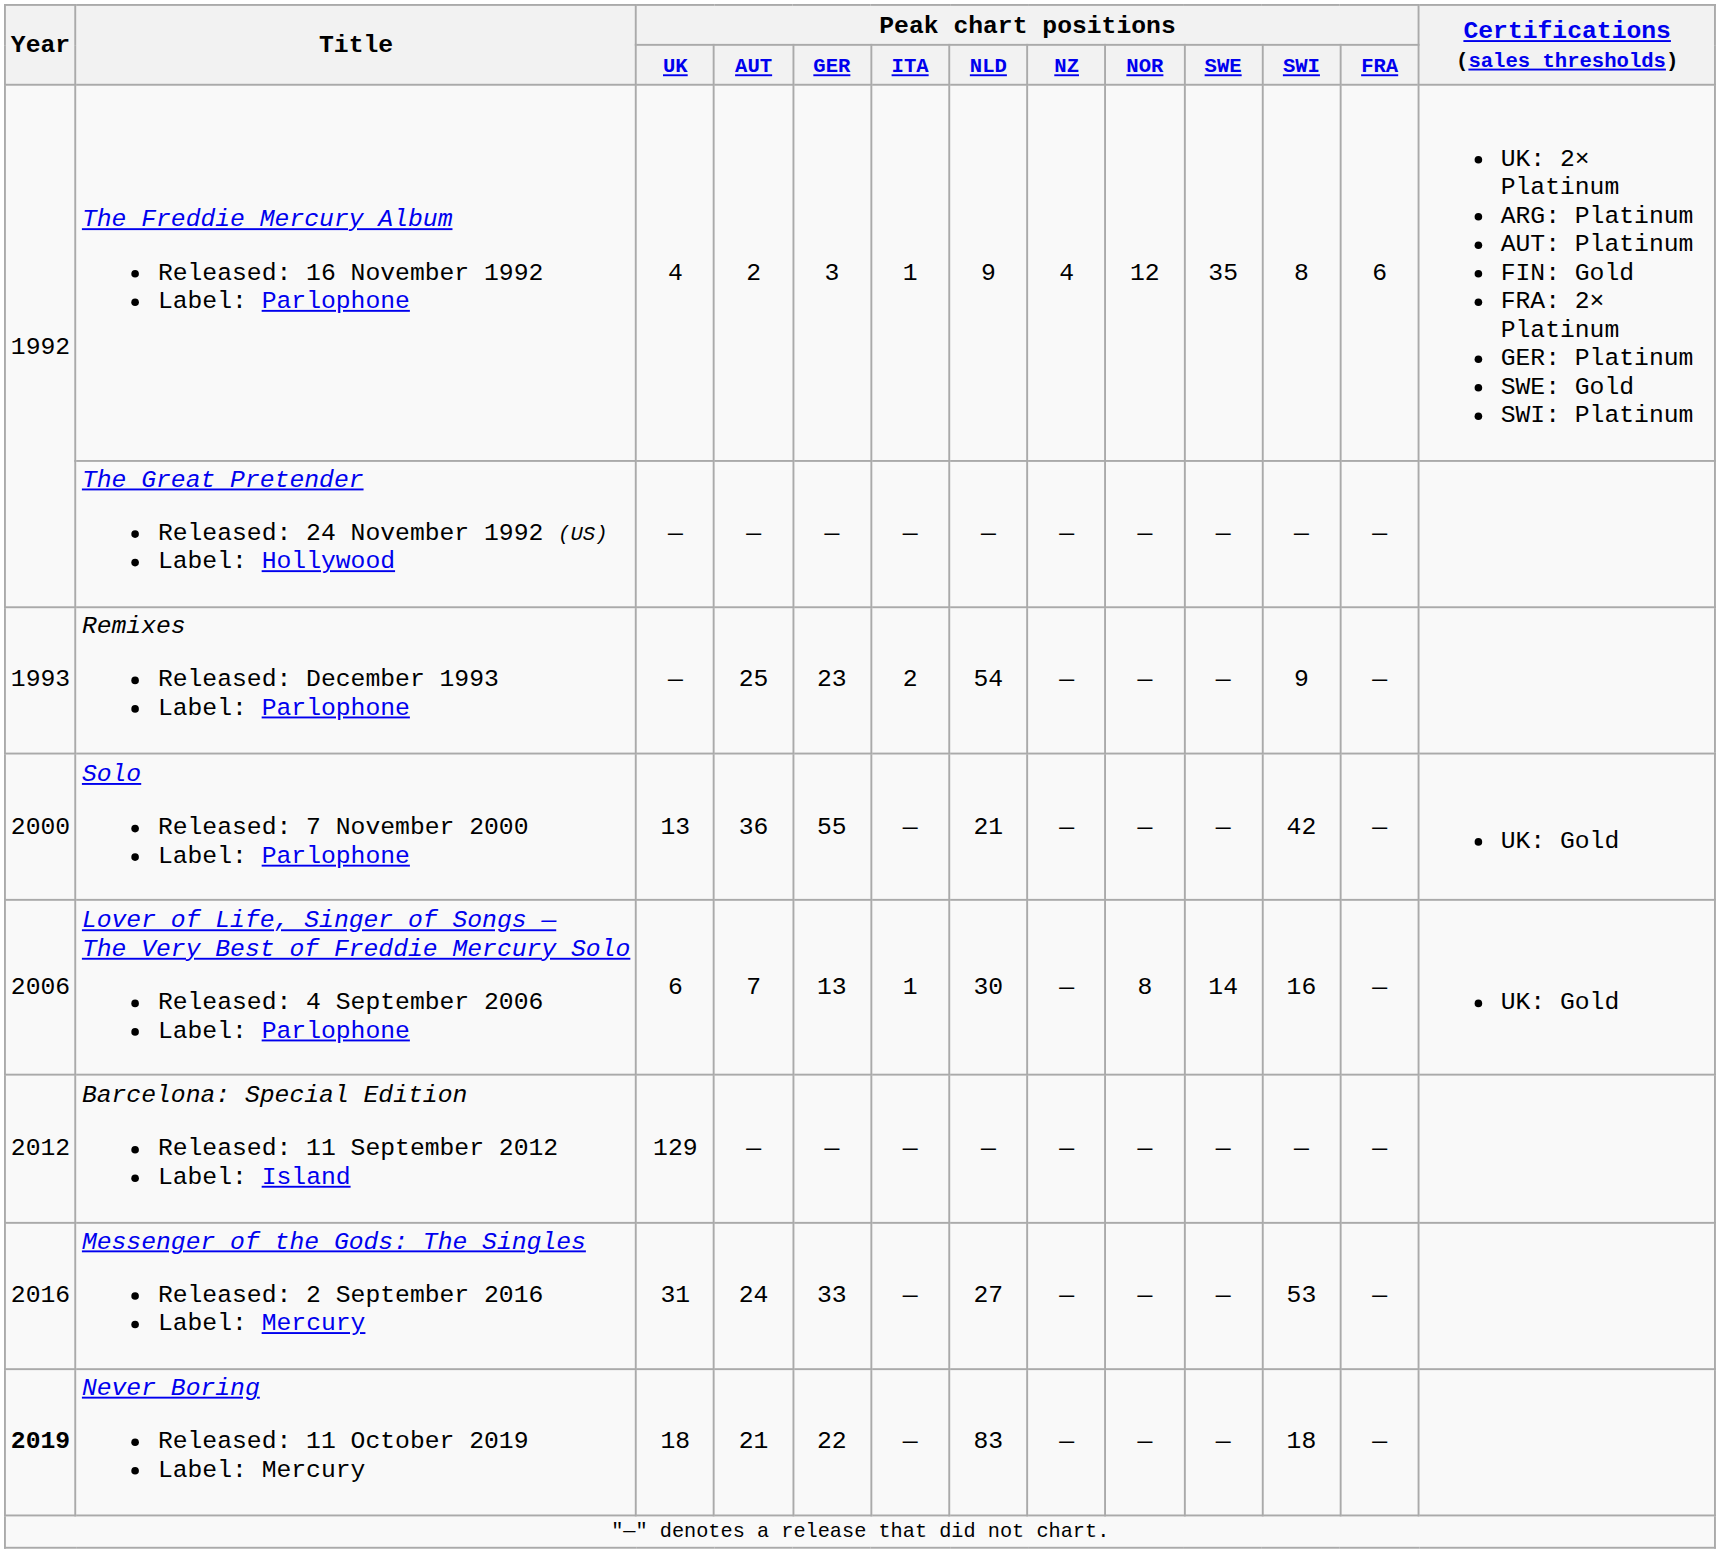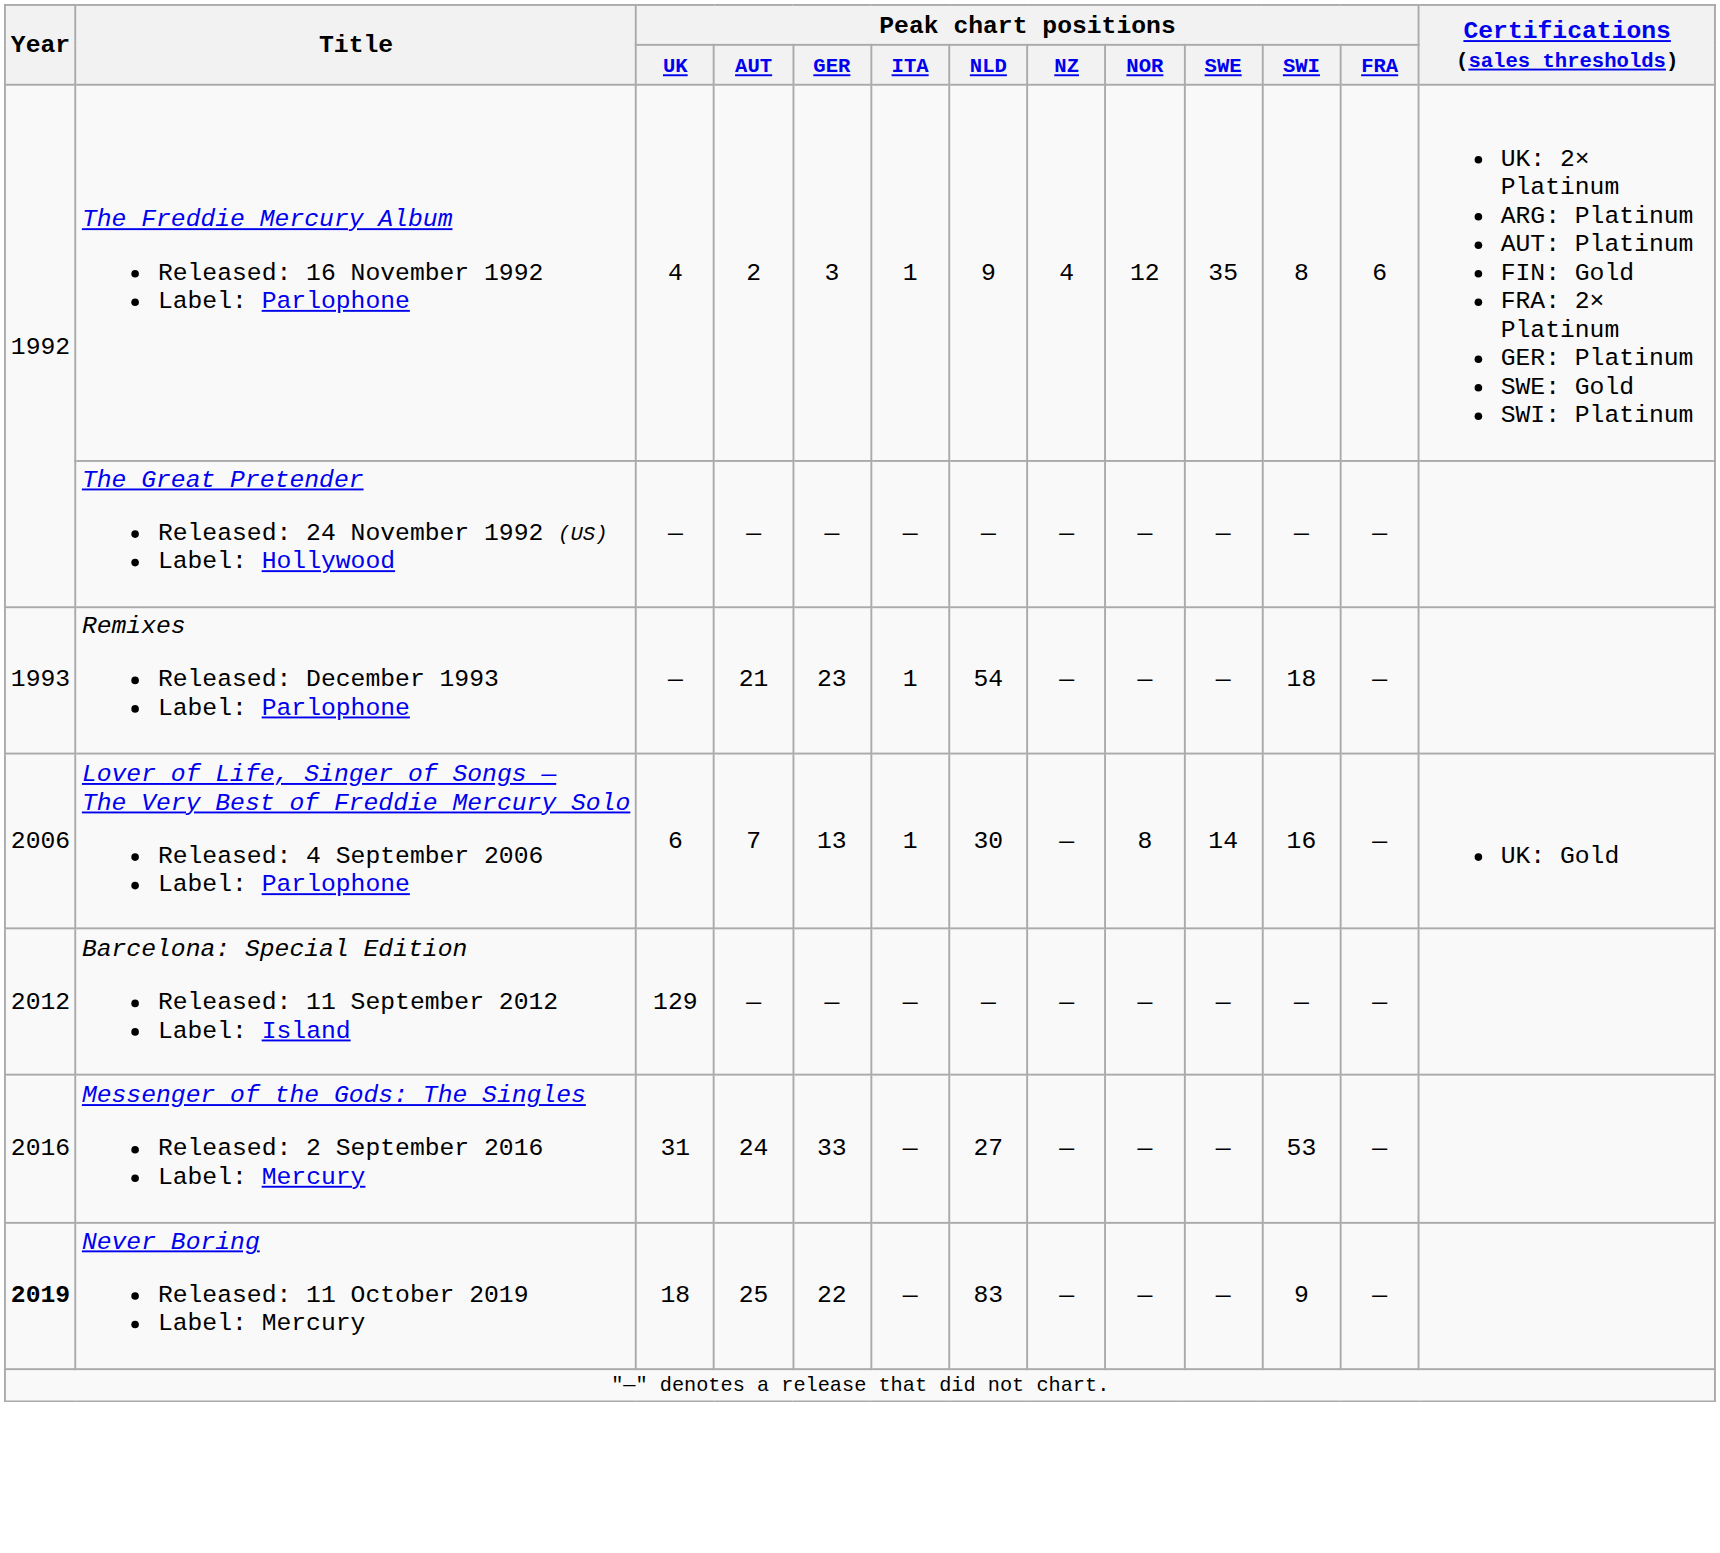(754, 680) 25 -> (754, 680) 21
(910, 680) 2 -> (910, 680) 1
(1301, 680) 9 -> (1301, 680) 18
- row: (356, 814)
(754, 1442) 21 -> (754, 1295) 25
(1301, 1442) 18 -> (1301, 1295) 9
